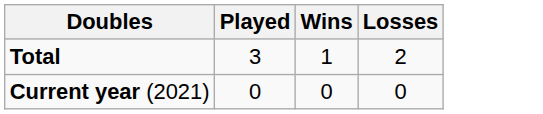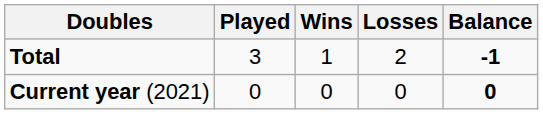+ column: (490, 21)
